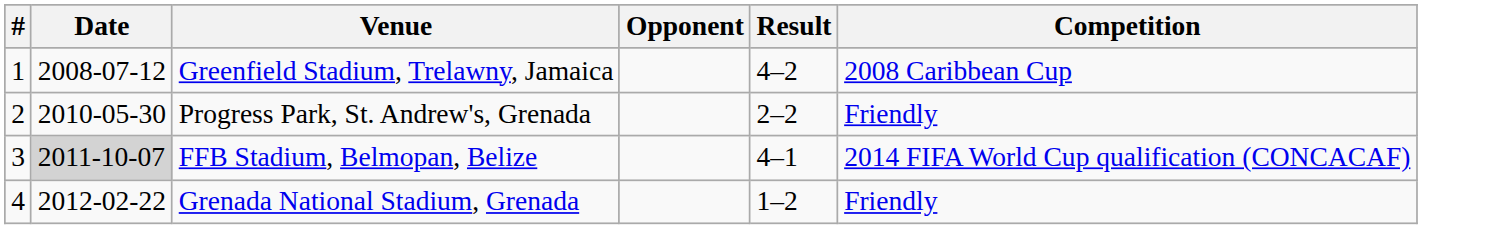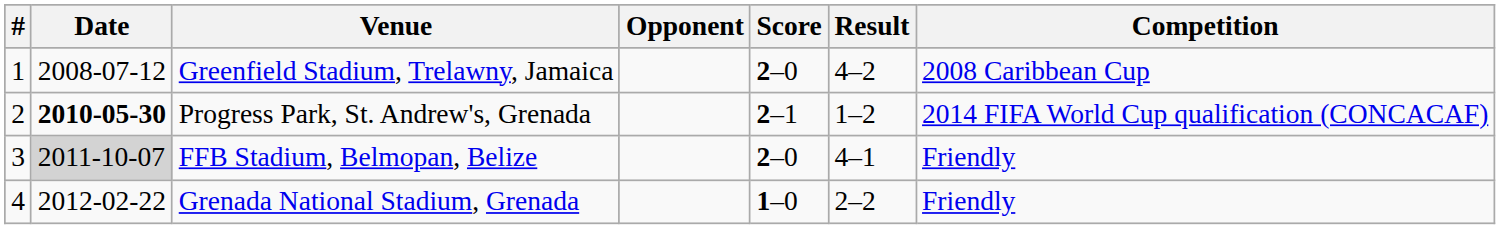+ column: (789, 26)
(102, 113) normal -> (102, 113) bold
(777, 113) 2–2 -> (855, 113) 1–2
(891, 113) Friendly -> (1205, 113) 2014 FIFA World Cup qualification (CONCACAF)
(1127, 157) 2014 FIFA World Cup qualification (CONCACAF) -> (969, 157) Friendly
(777, 200) 1–2 -> (855, 200) 2–2
